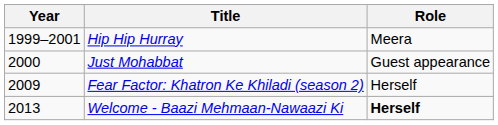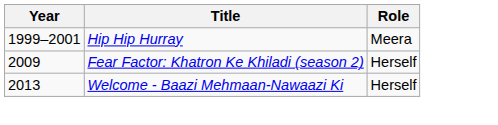- row: (135, 62)
(395, 108) bold -> (394, 85) normal
